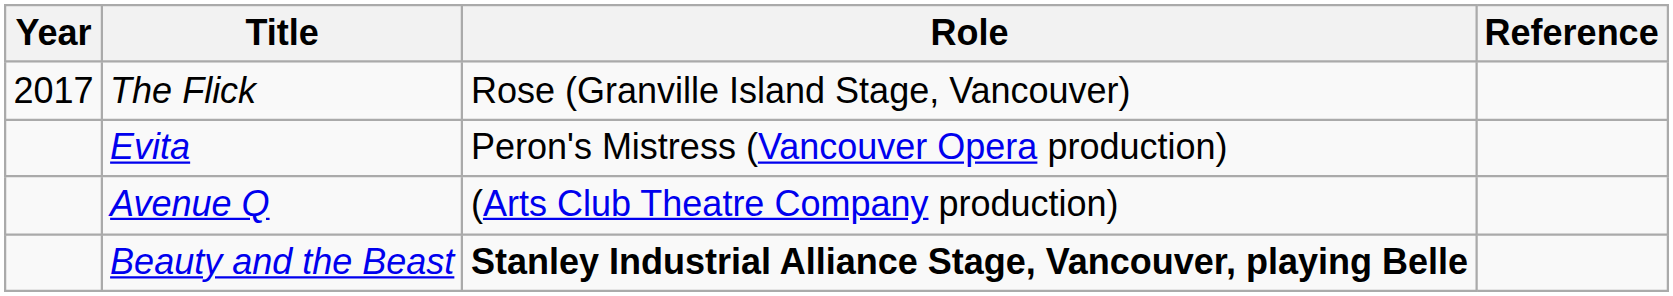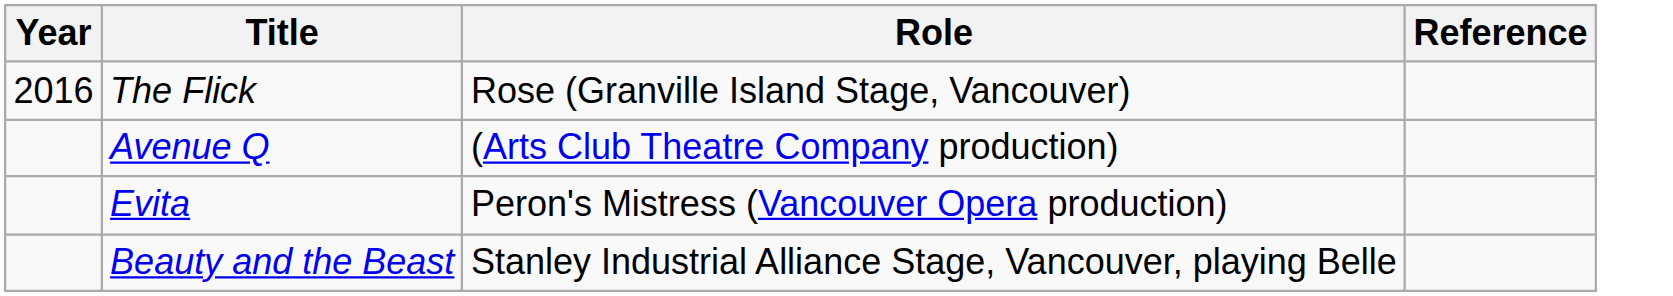(53, 90) 2017 -> (53, 90) 2016
rows swapped: (190, 204) <-> (150, 147)
(969, 261) bold -> (934, 261) normal
